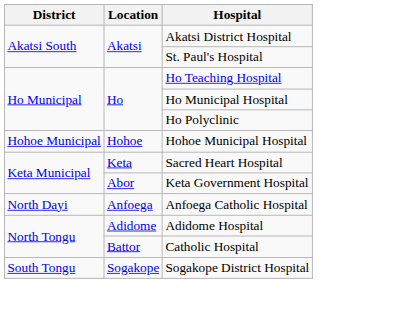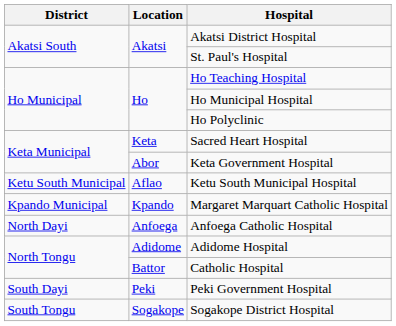- row: (236, 141)
+ row: (273, 183)
+ row: (289, 204)
+ row: (261, 288)
